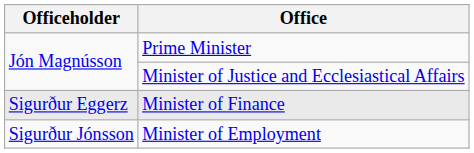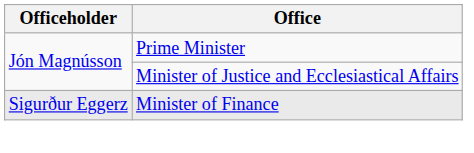- row: (232, 133)
